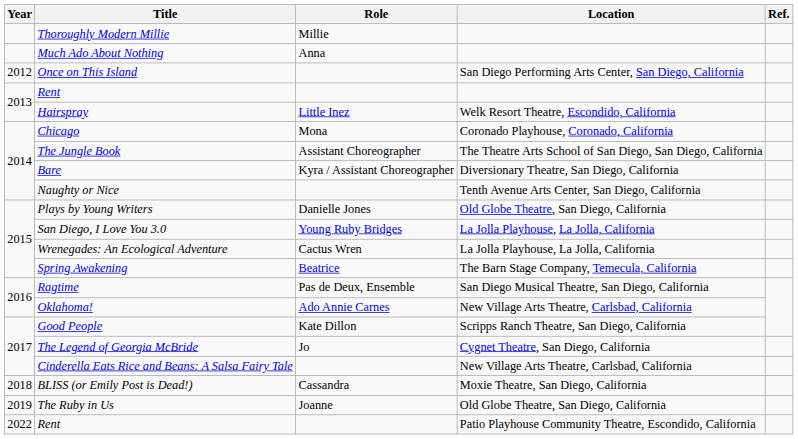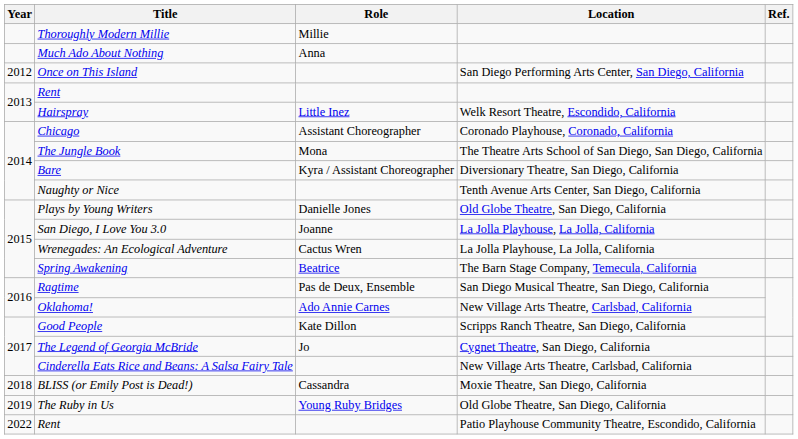(313, 131) Mona -> (360, 131) Assistant Choreographer
(360, 151) Assistant Choreographer -> (313, 151) Mona
(350, 229) Young Ruby Bridges -> (316, 229) Joanne
(316, 405) Joanne -> (350, 405) Young Ruby Bridges
